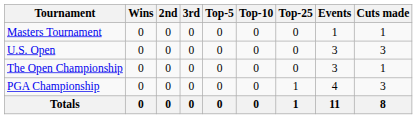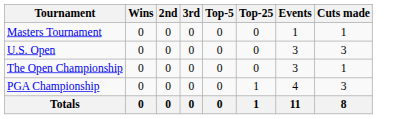- column: (256, 13)
